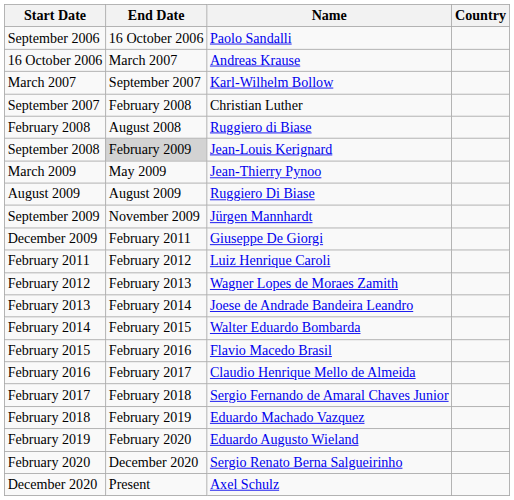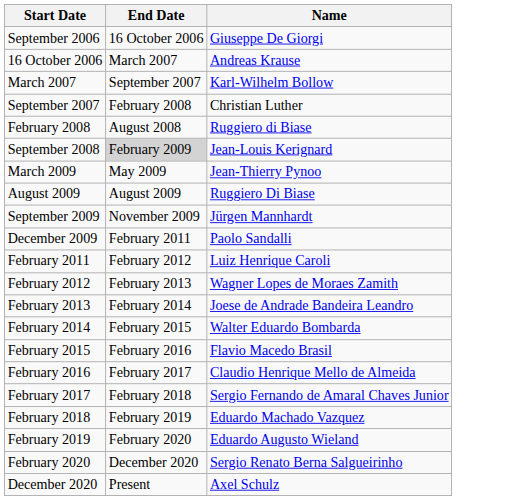- column: (481, 15)
(251, 37) Paolo Sandalli -> (266, 37) Giuseppe De Giorgi
(266, 238) Giuseppe De Giorgi -> (251, 238) Paolo Sandalli
